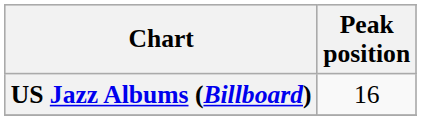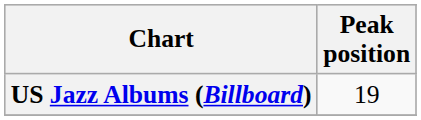(367, 94) 16 -> (367, 94) 19
